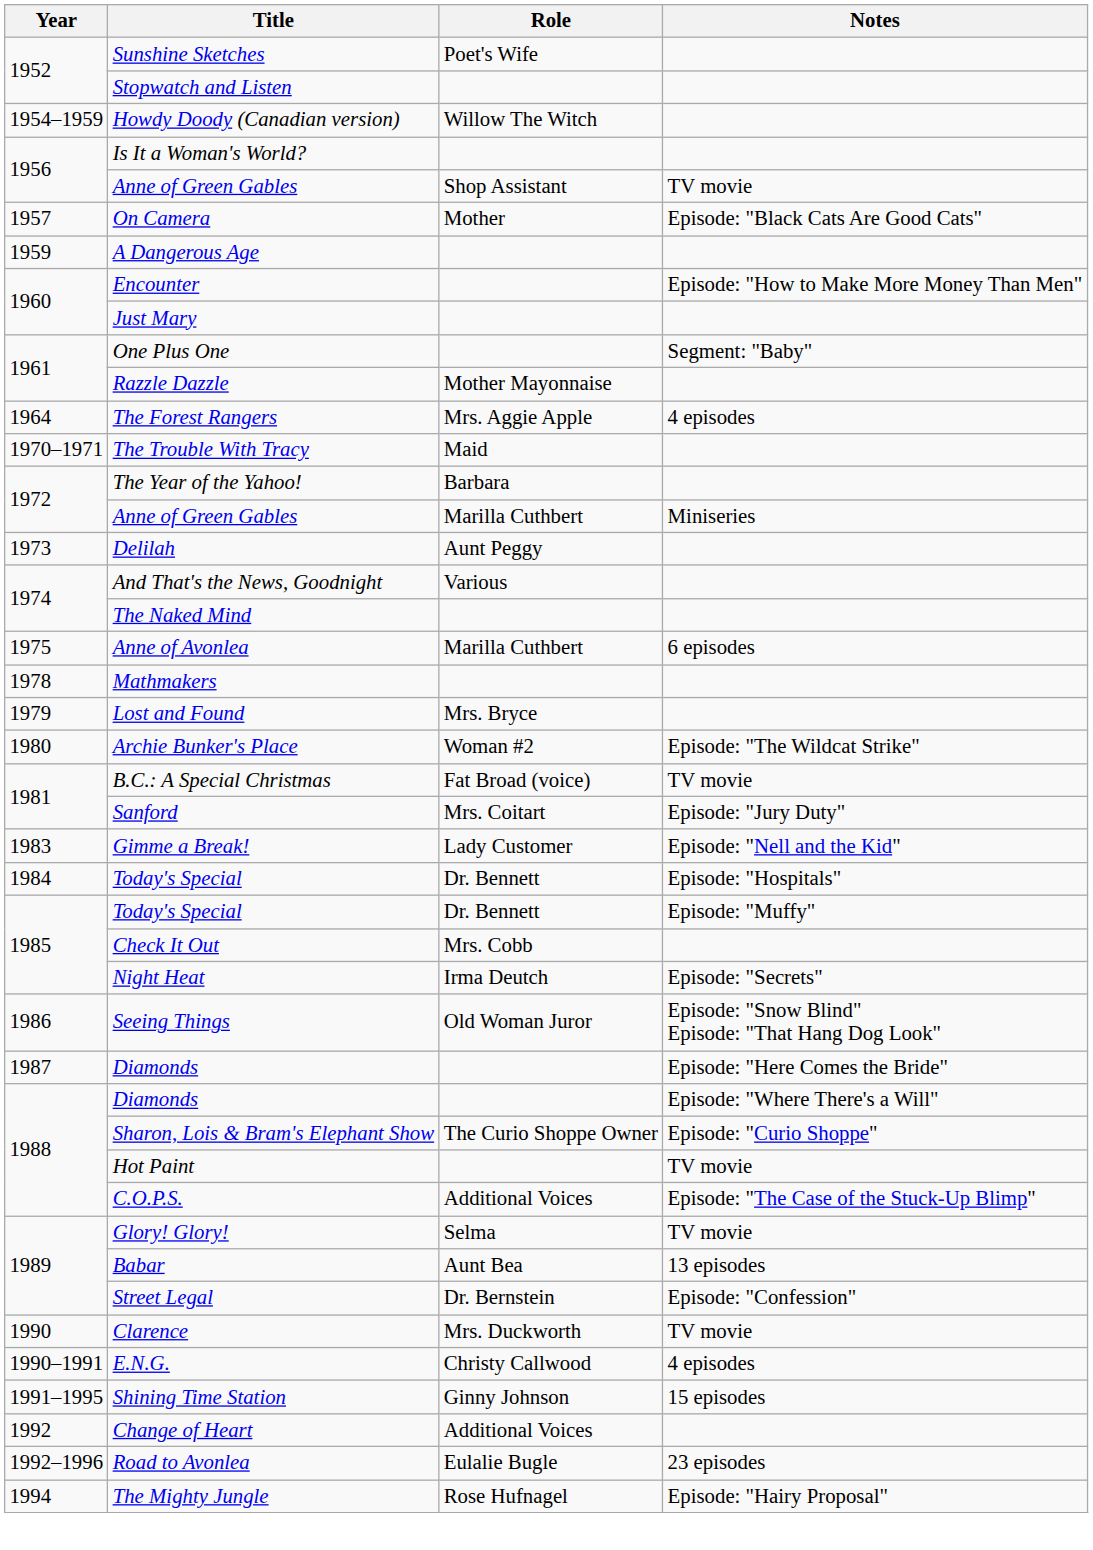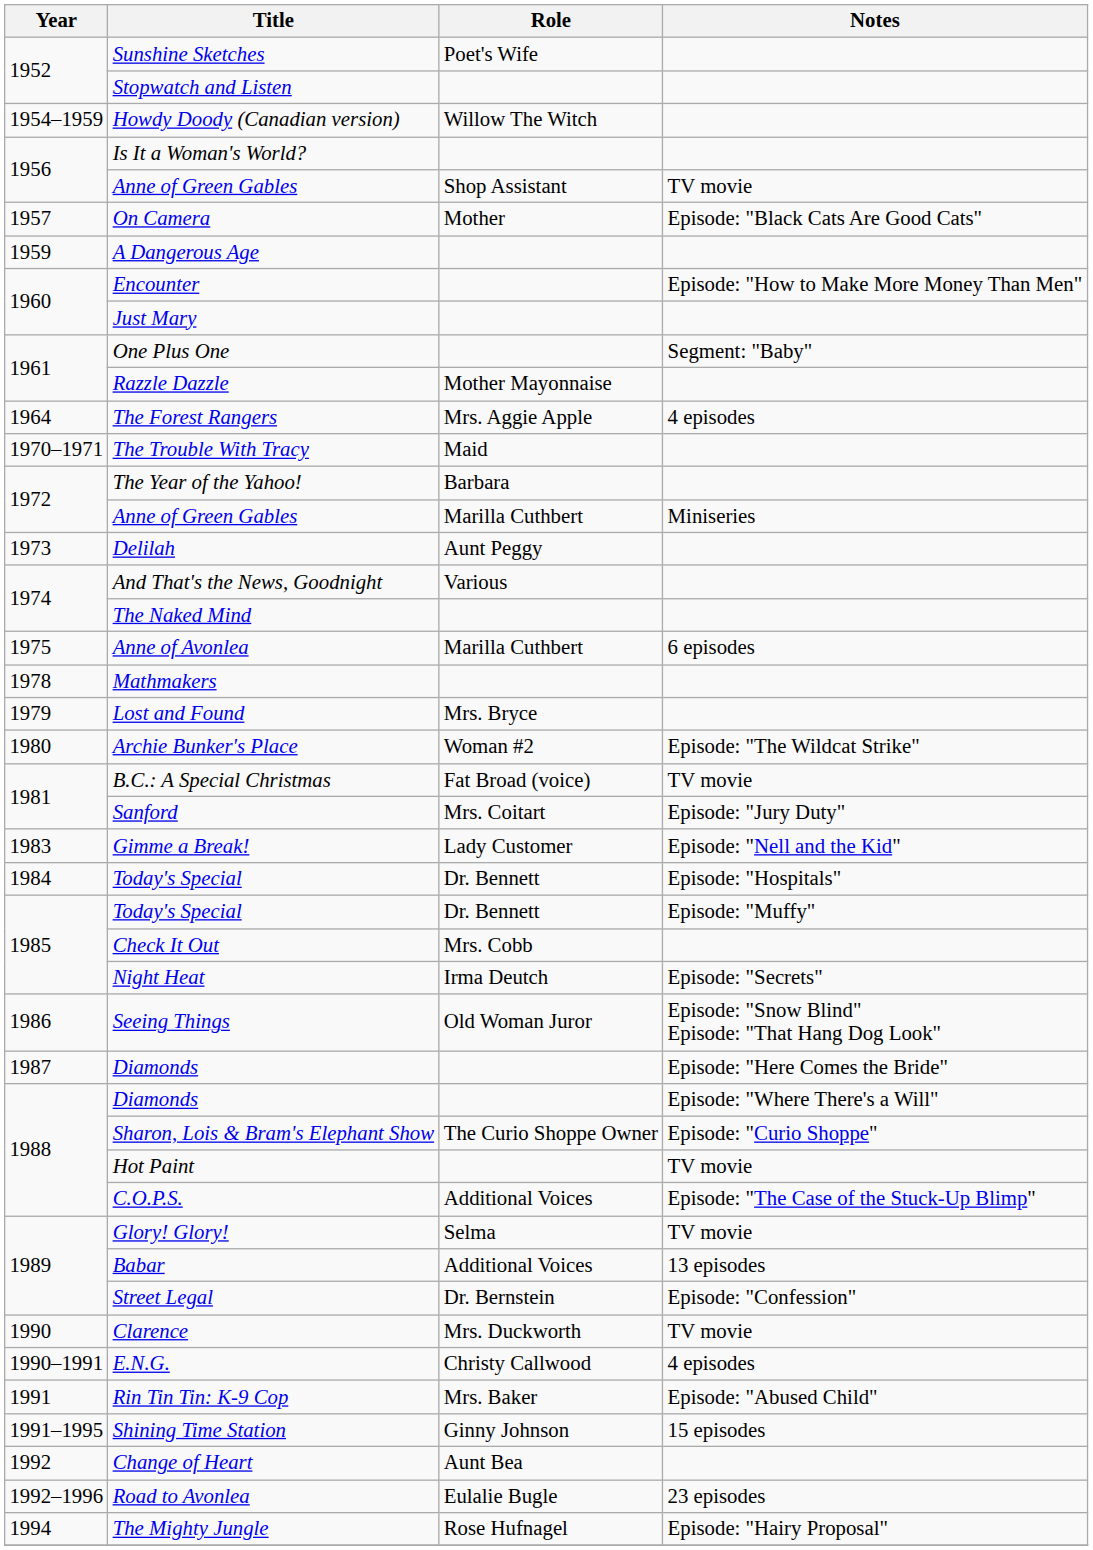(483, 1264) Aunt Bea -> (518, 1264) Additional Voices
+ row: (30, 1396)
(518, 1429) Additional Voices -> (483, 1462) Aunt Bea
